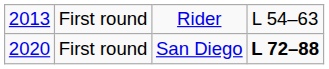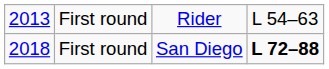(30, 48) 2020 -> (30, 48) 2018
